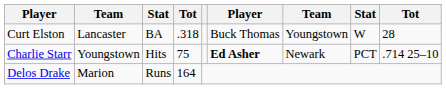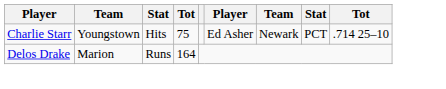- row: (36, 34)
(235, 53) bold -> (230, 34) normal
